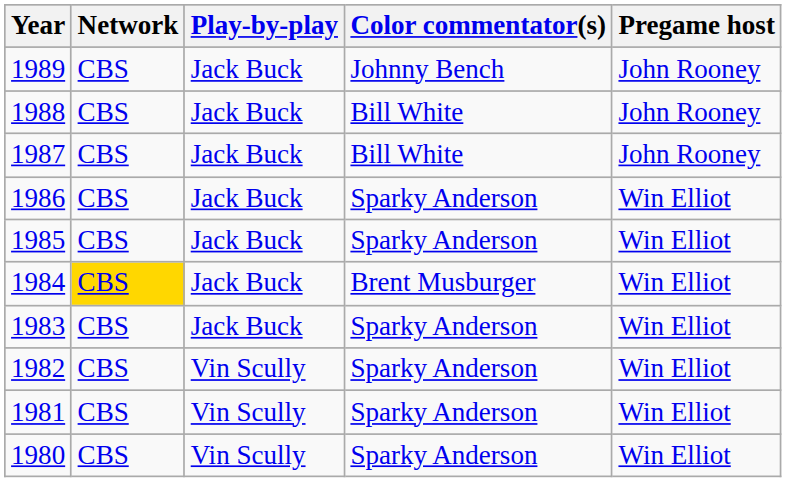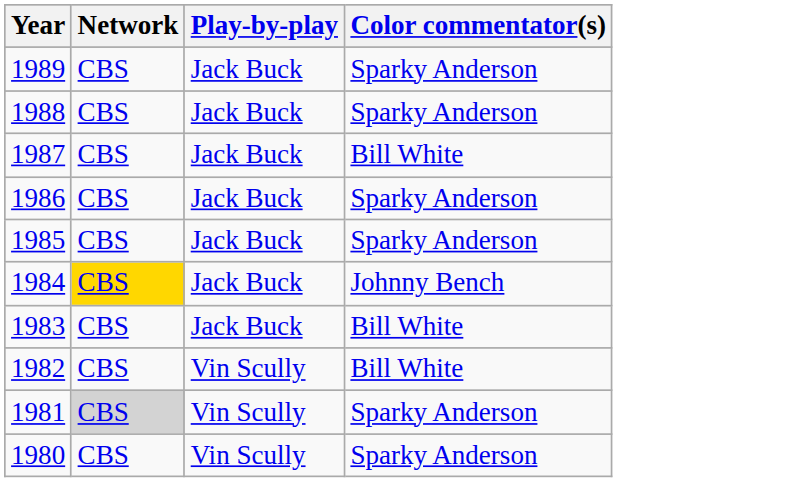- column: (697, 25)
(427, 68) Johnny Bench -> (444, 68) Sparky Anderson
(407, 111) Bill White -> (444, 111) Sparky Anderson
(443, 283) Brent Musburger -> (427, 283) Johnny Bench
(444, 326) Sparky Anderson -> (407, 326) Bill White
(444, 369) Sparky Anderson -> (407, 369) Bill White
(103, 411) no background -> (103, 411) lightgrey background
